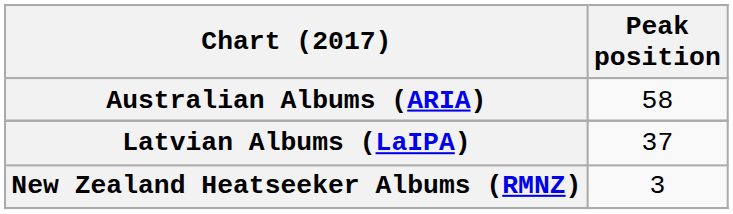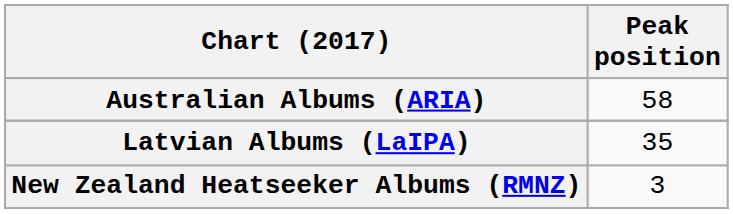(657, 143) 37 -> (657, 143) 35
